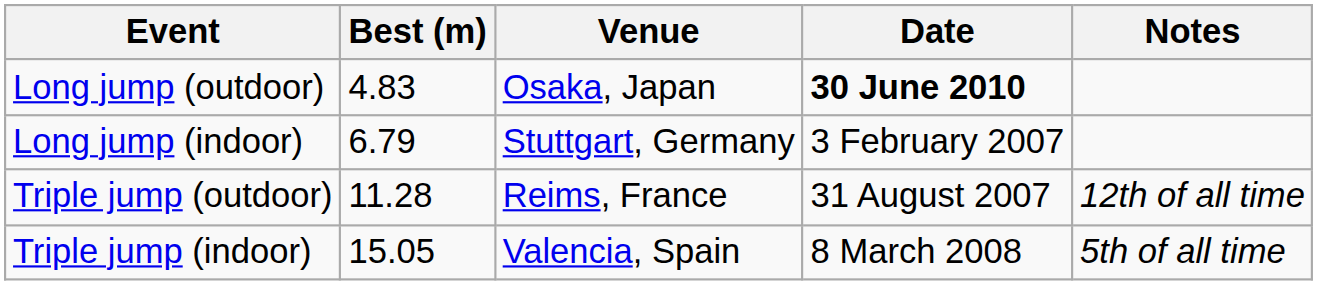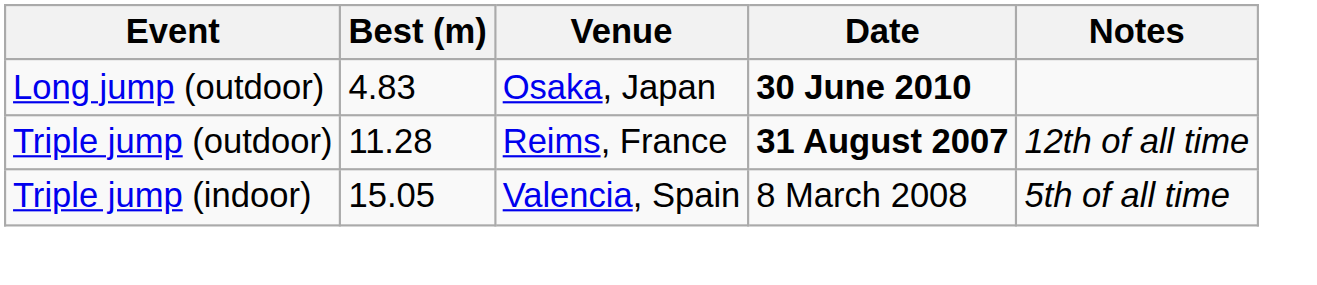- row: (158, 141)
(931, 196) normal -> (882, 141) bold
